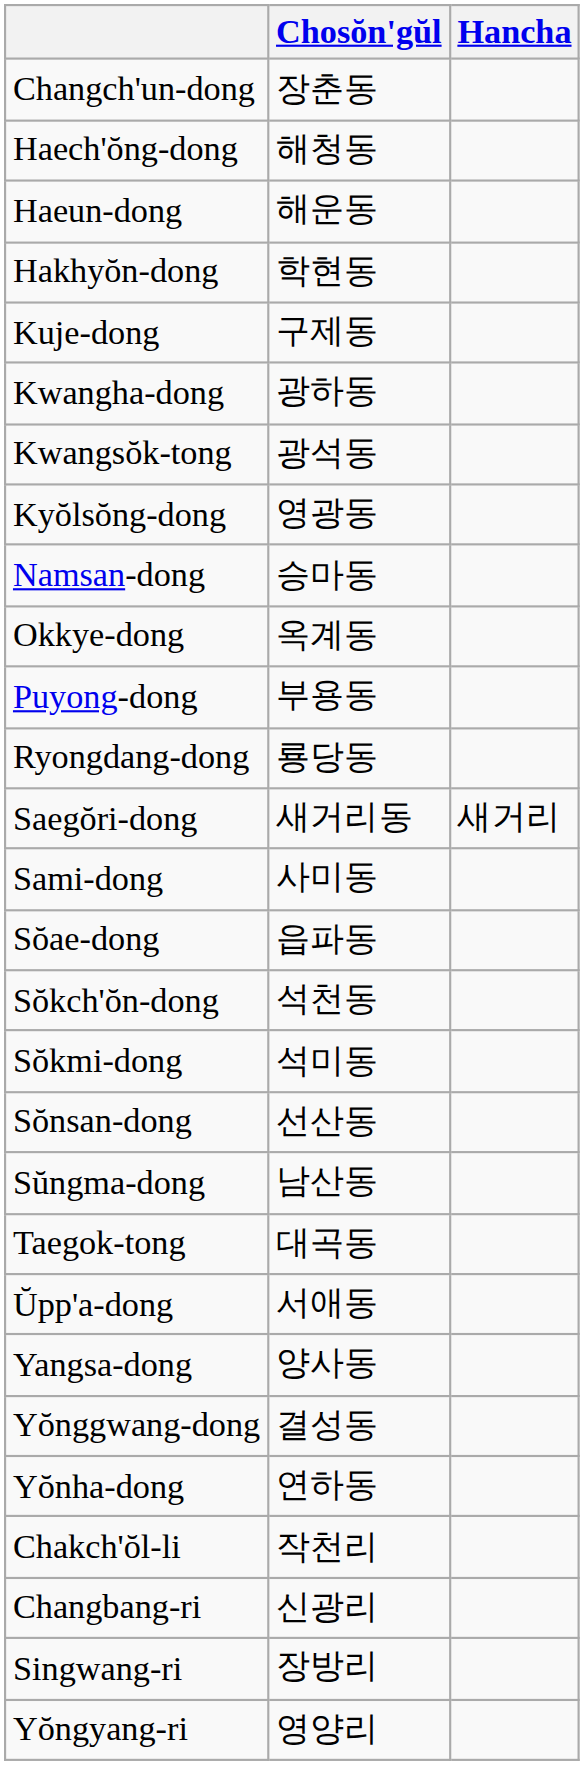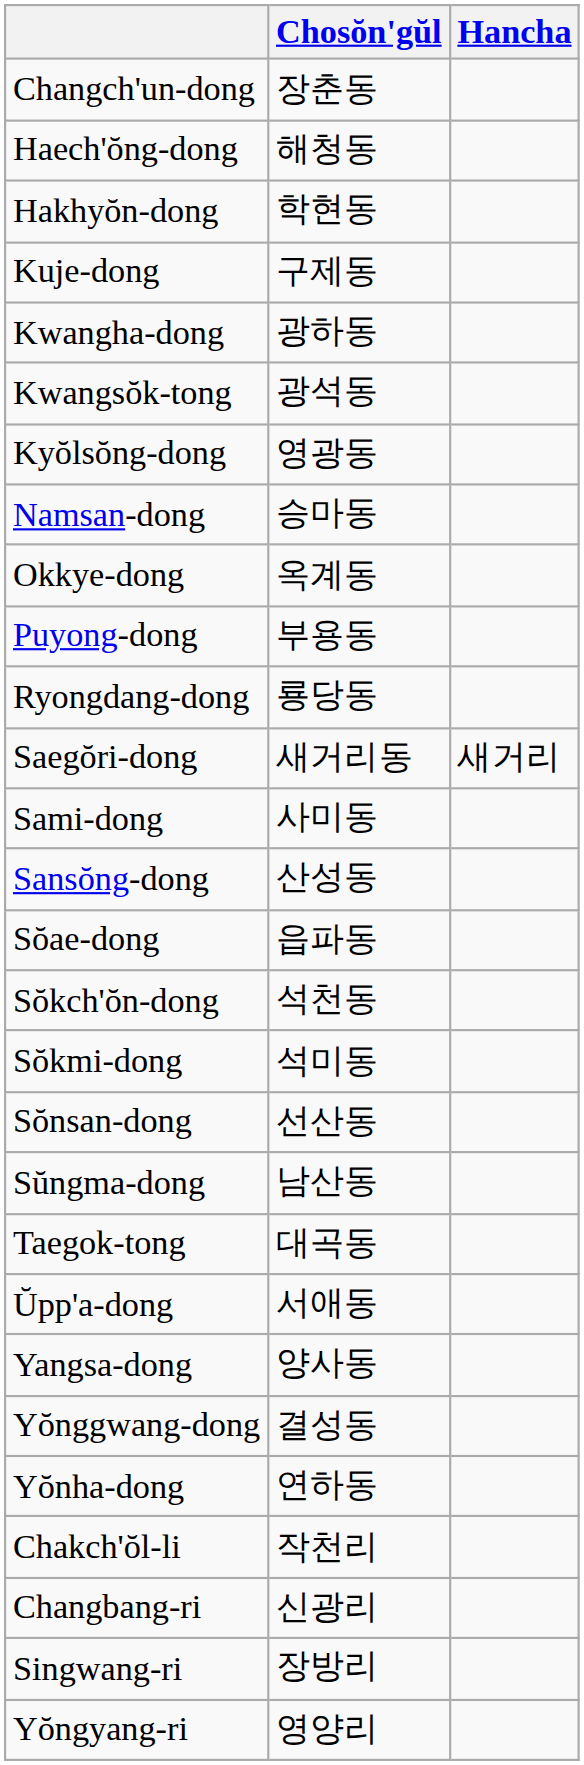- row: (98, 210)
+ row: (111, 878)
